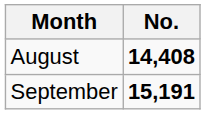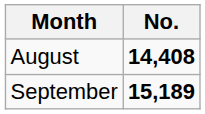(161, 91) 15,191 -> (161, 91) 15,189
